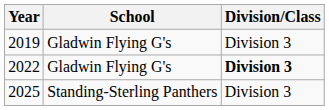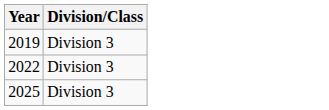- column: (132, 17)
(258, 67) bold -> (80, 67) normal
